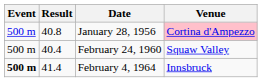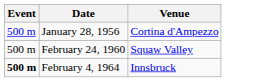- column: (57, 13)
(211, 31) pink background -> (174, 31) no background
